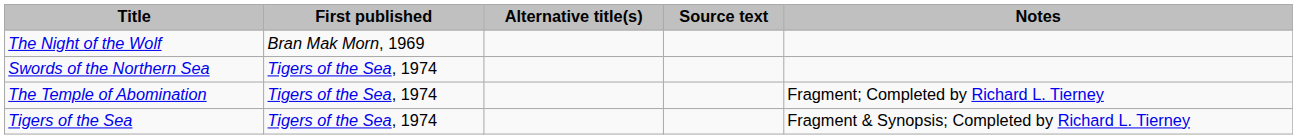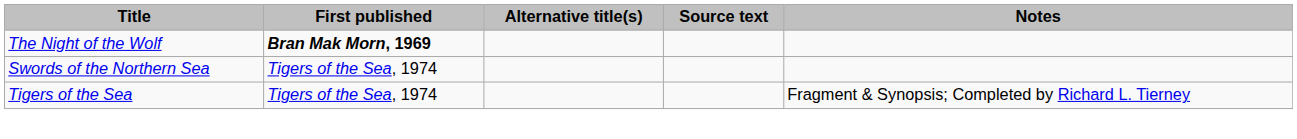(346, 43) normal -> (349, 43) bold
- row: (107, 95)
